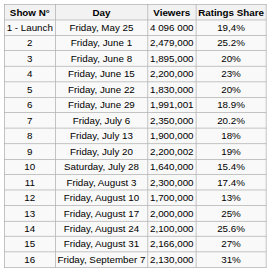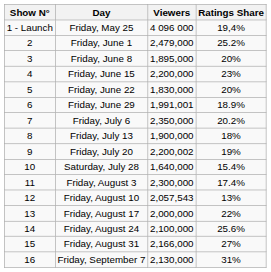(172, 198) 1,700,000 -> (172, 198) 2,057,543
(231, 214) 25% -> (231, 214) 22%
